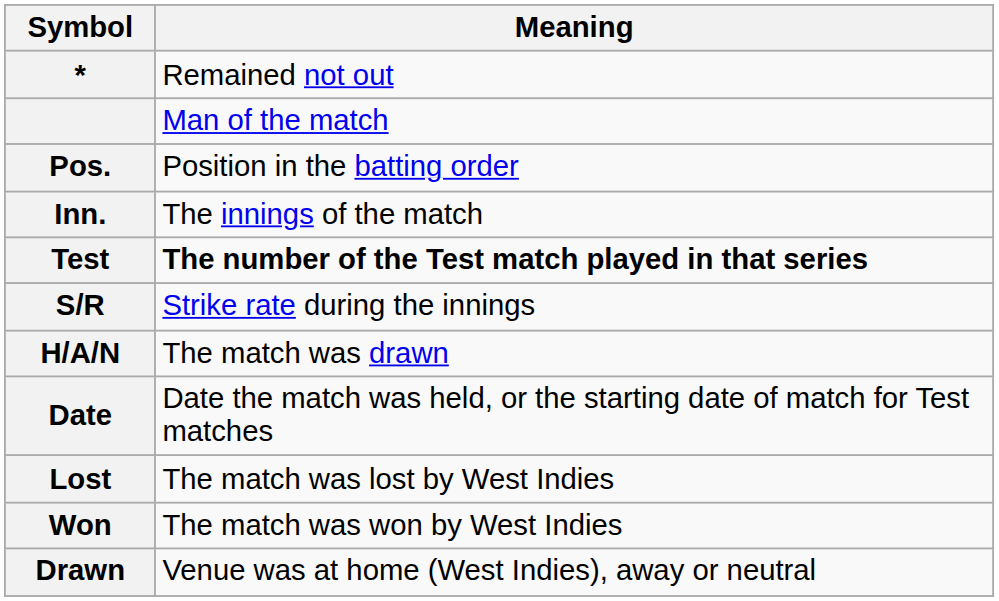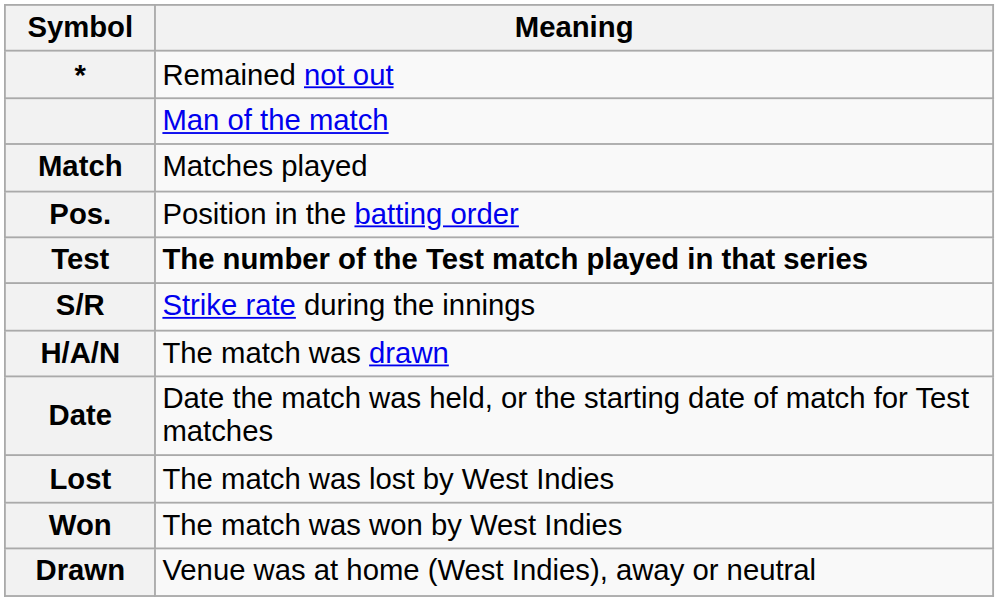+ row: (80, 167)
- row: (80, 213)
